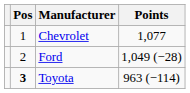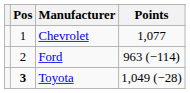(151, 57) 1,049 (−28) -> (151, 57) 963 (−114)
(151, 78) 963 (−114) -> (151, 78) 1,049 (−28)
